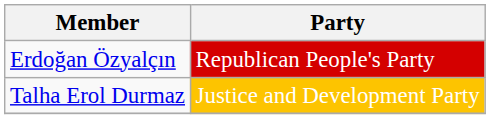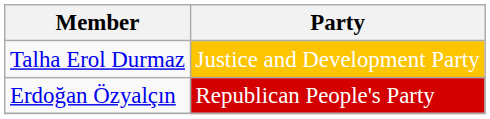rows swapped: (97, 95) <-> (93, 58)
